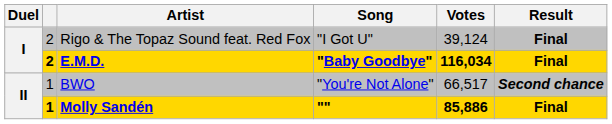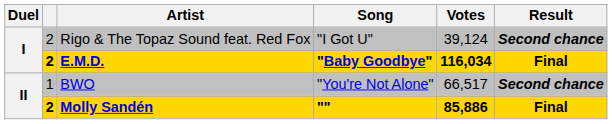(551, 38) Final -> (551, 38) Second chance
(50, 107) 1 -> (50, 107) 2
